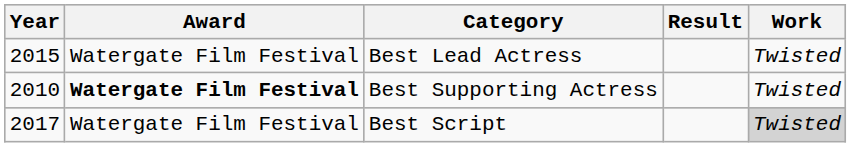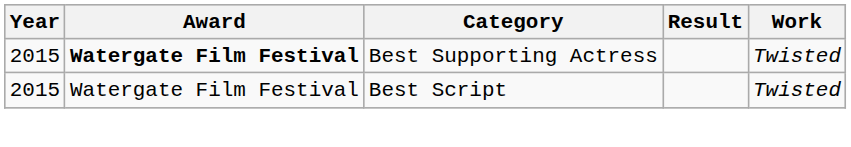- row: (476, 56)
(35, 90) 2010 -> (35, 56) 2015
(35, 124) 2017 -> (35, 90) 2015
(797, 124) lightgrey background -> (797, 90) no background
